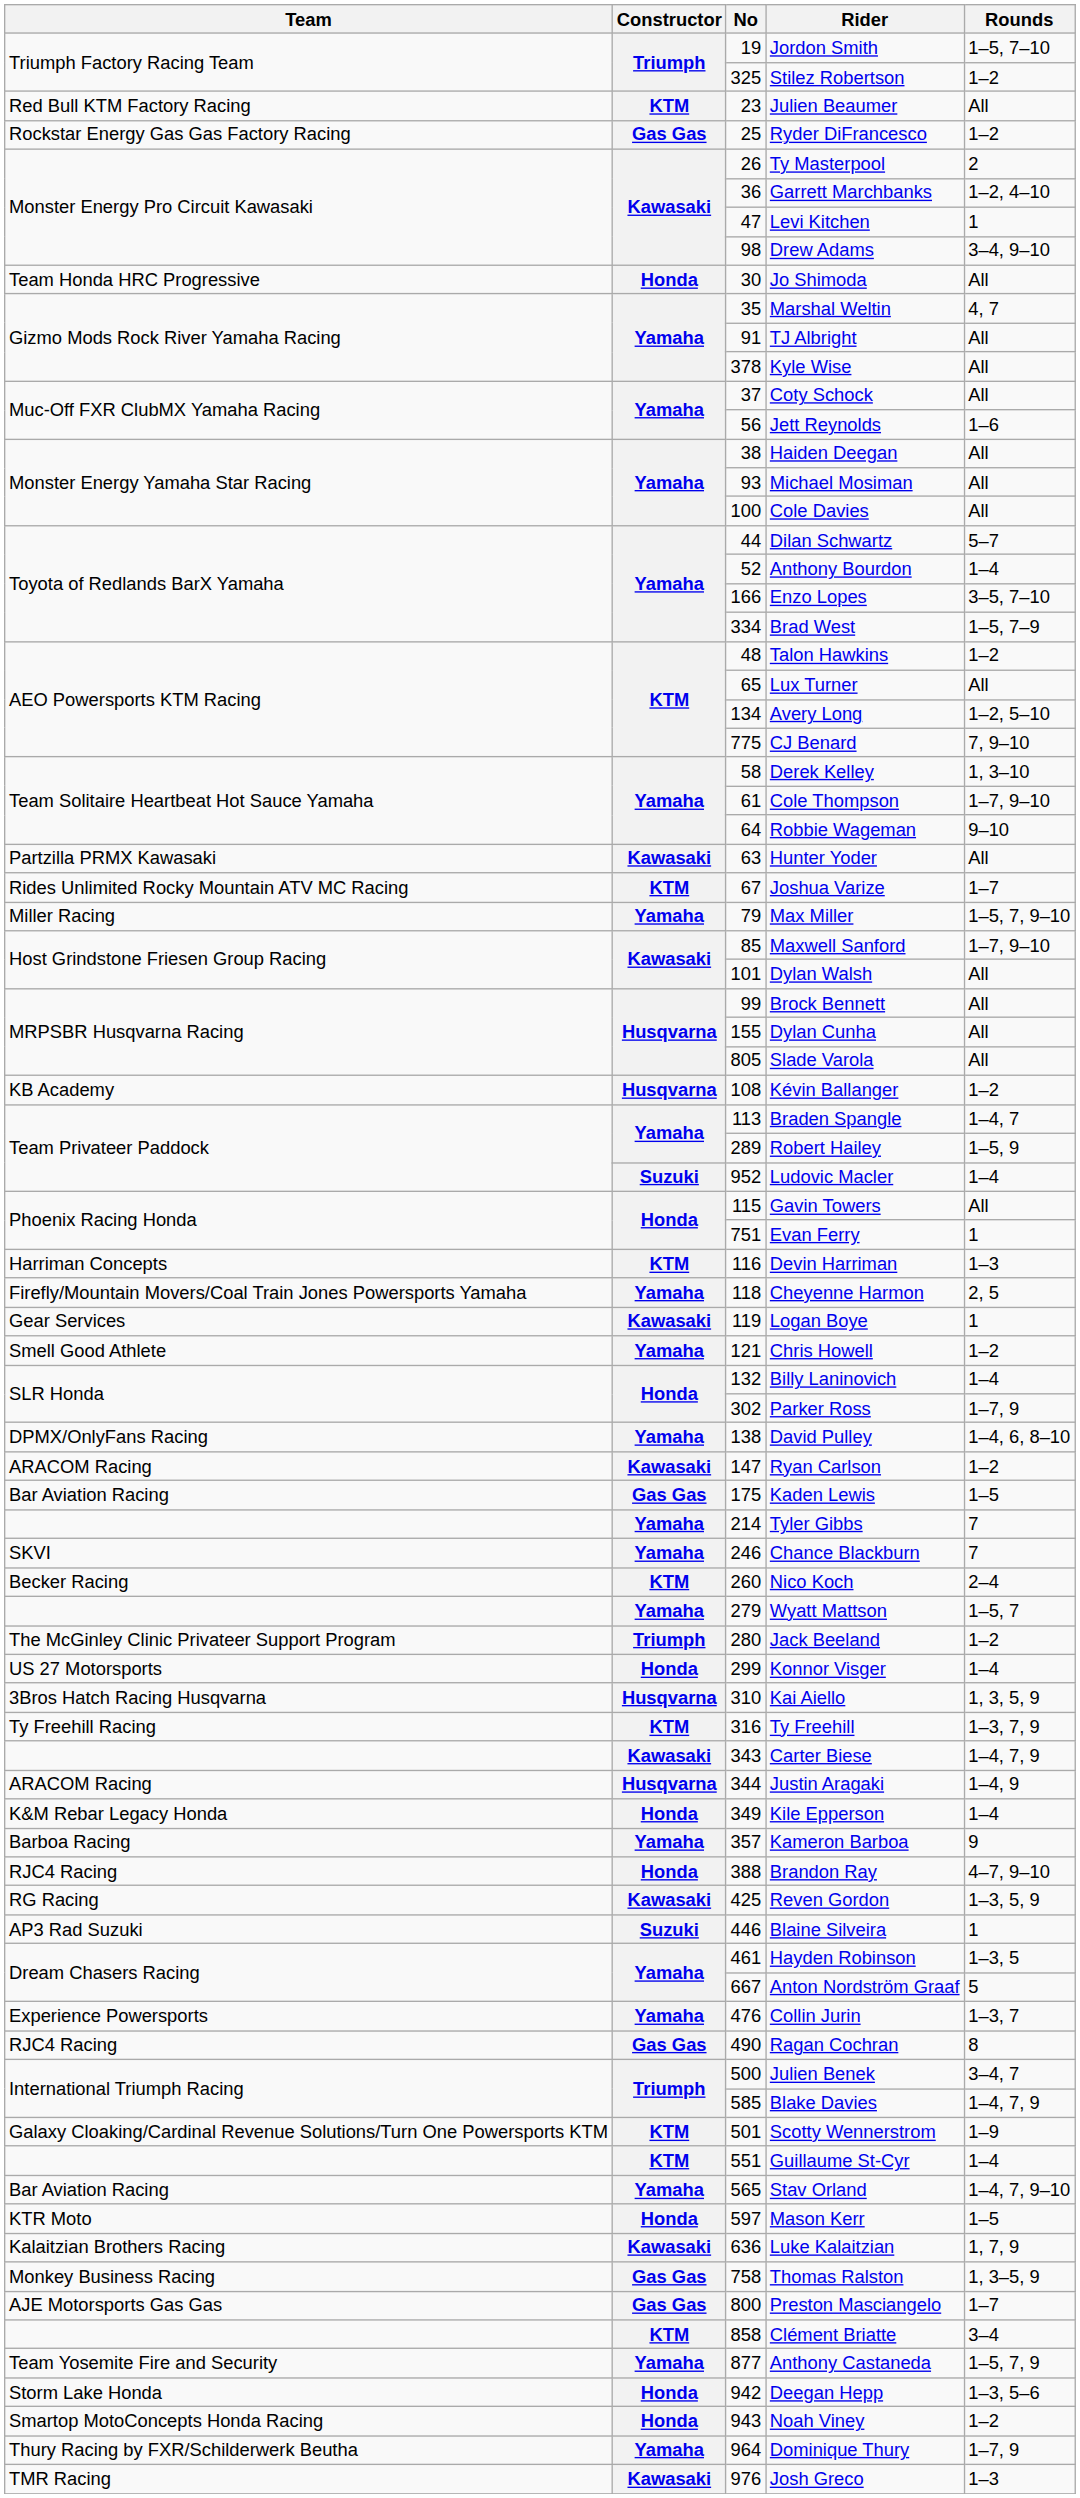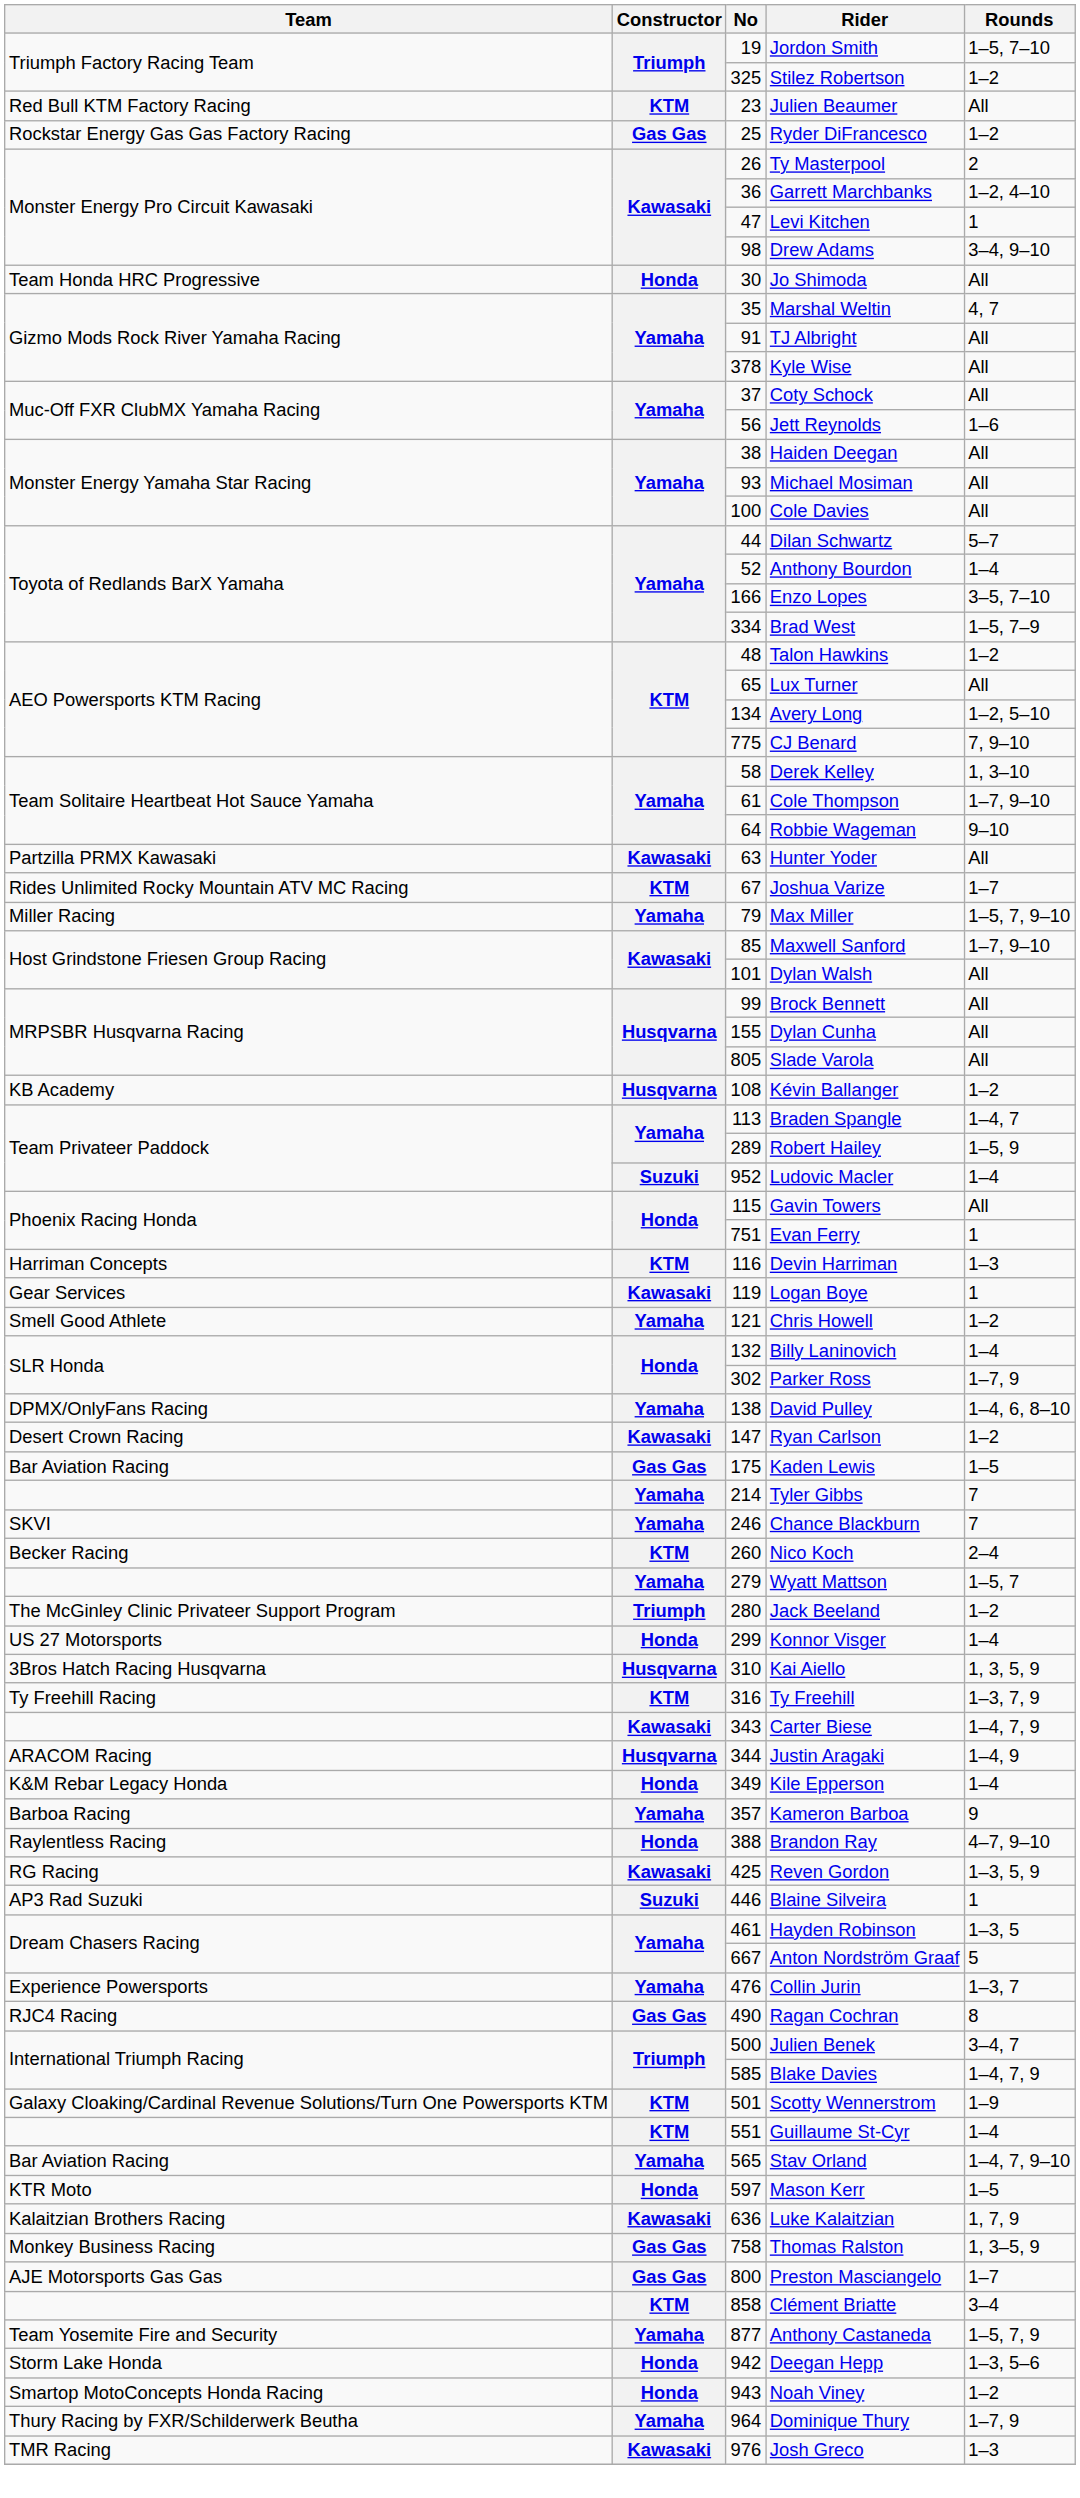- row: (847, 1292)
(80, 1466) ARACOM Racing -> (96, 1437) Desert Crown Racing
(63, 1871) RJC4 Racing -> (88, 1842) Raylentless Racing
